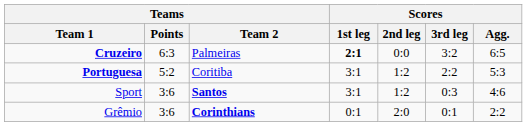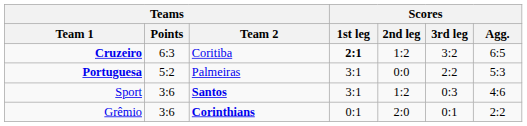(216, 53) Palmeiras -> (212, 53) Coritiba
(401, 53) 0:0 -> (401, 53) 1:2
(212, 72) Coritiba -> (216, 72) Palmeiras
(401, 72) 1:2 -> (401, 72) 0:0
